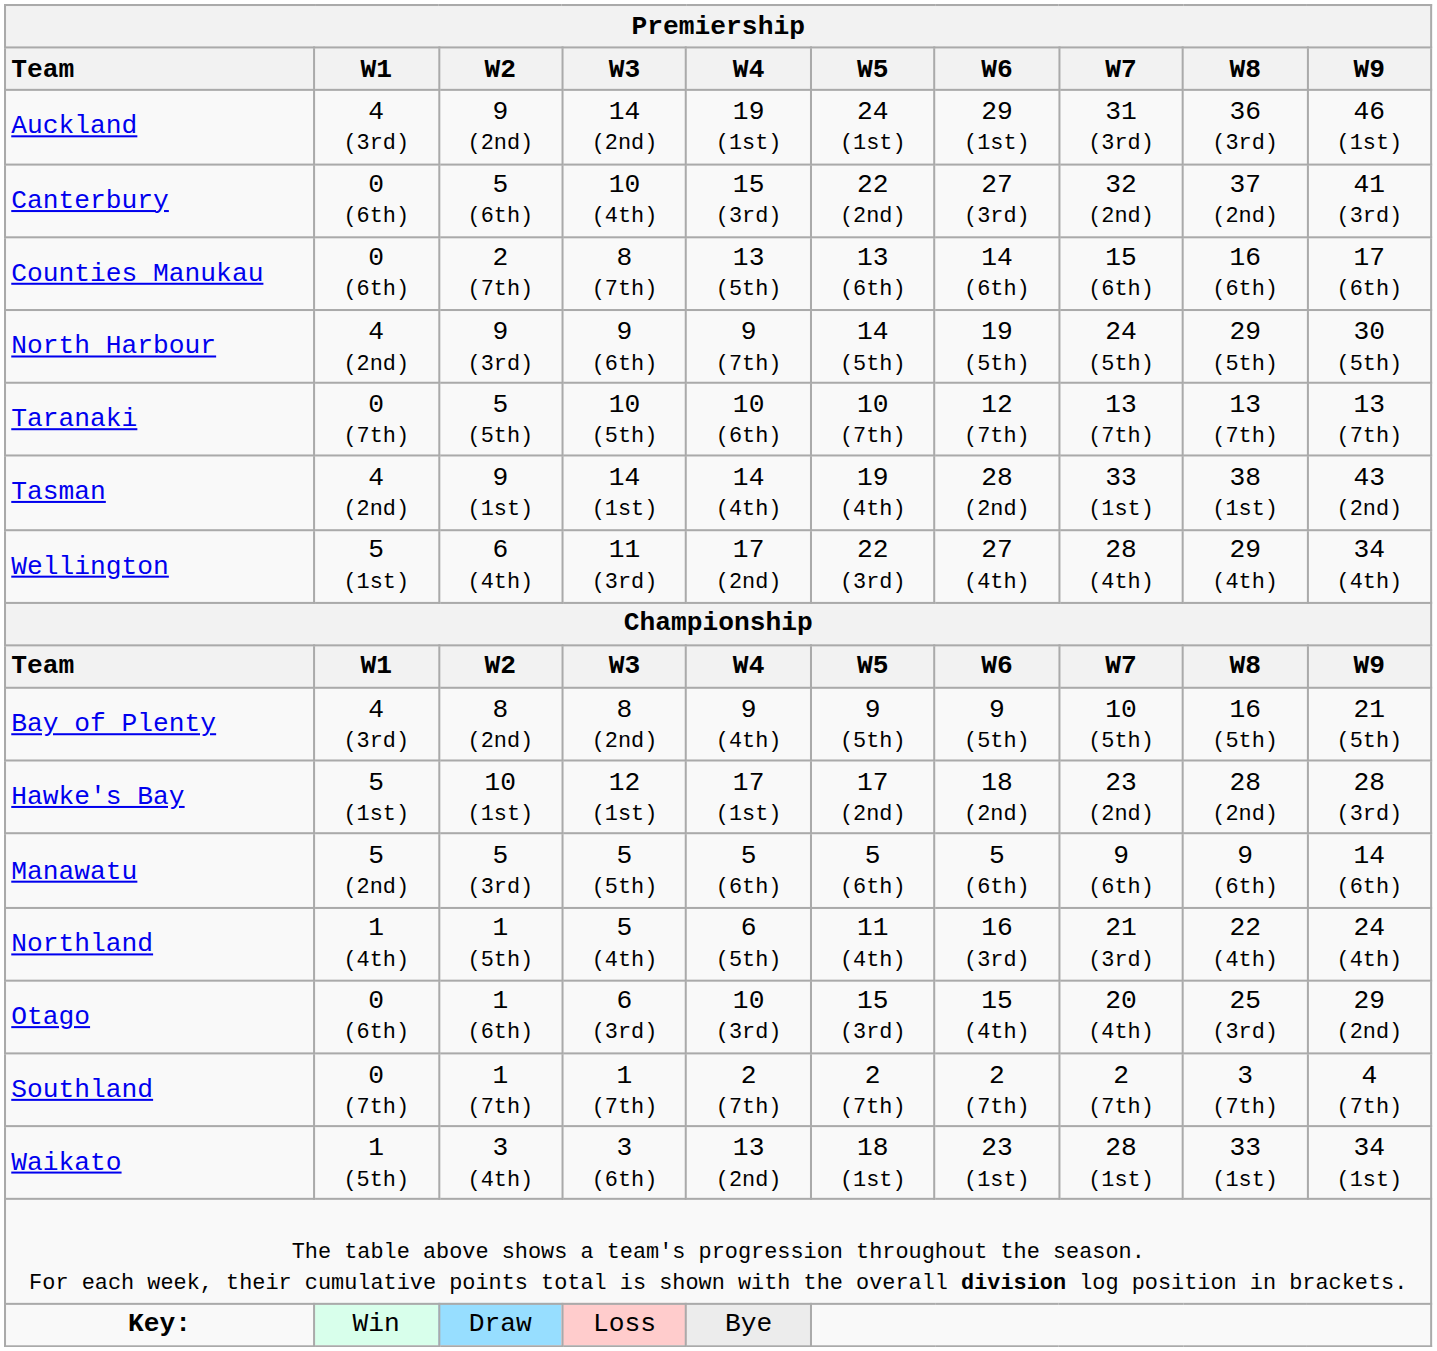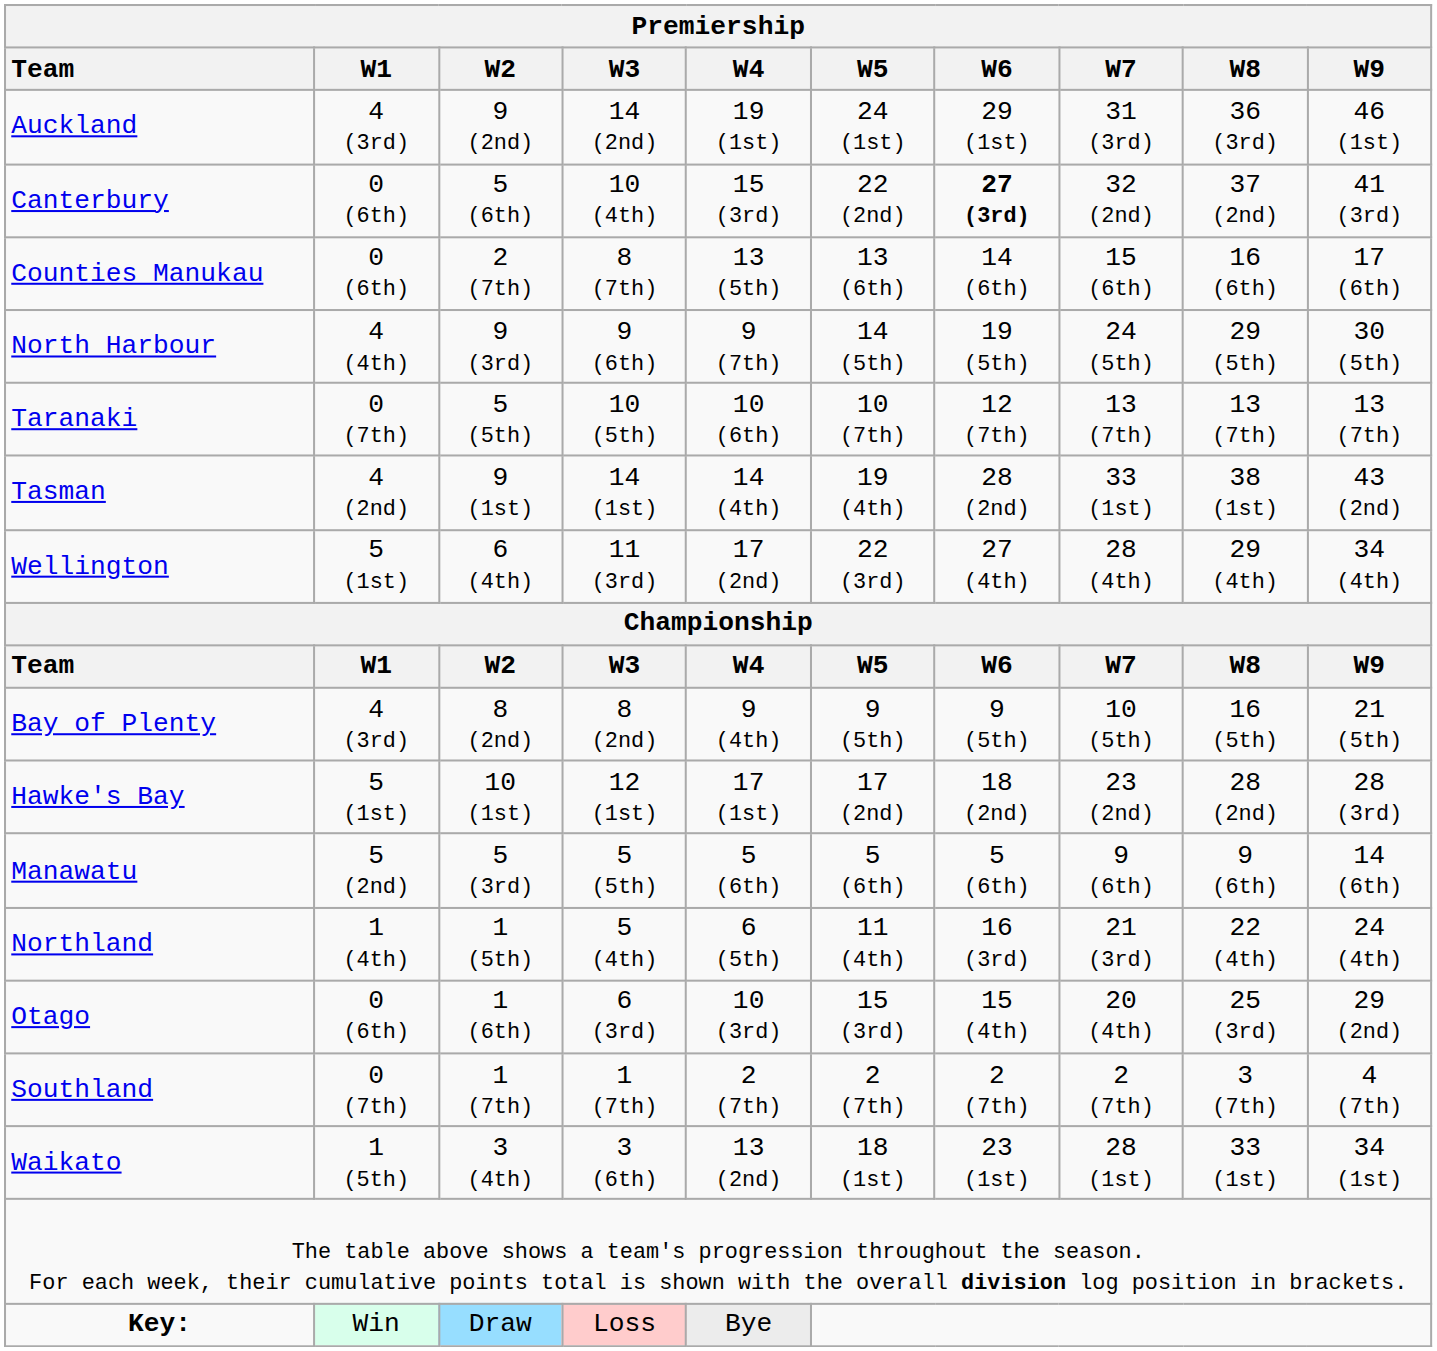(997, 199) normal -> (997, 200) bold
(376, 345) 4 (2nd) -> (376, 345) 4 (4th)
